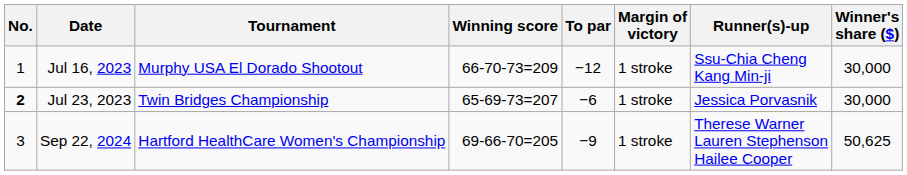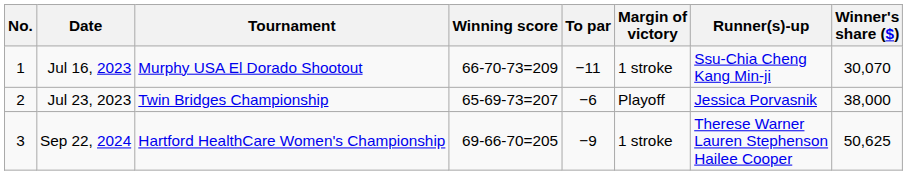(588, 67) −12 -> (588, 67) −11
(867, 67) 30,000 -> (867, 67) 30,070
(20, 100) bold -> (20, 100) normal
(645, 100) 1 stroke -> (641, 100) Playoff
(867, 100) 30,000 -> (867, 100) 38,000
